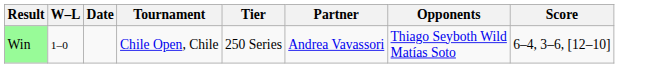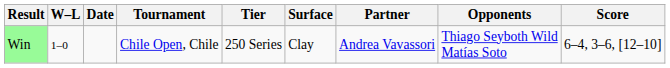+ column: (311, 15)
